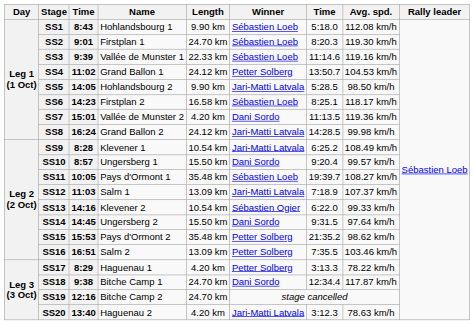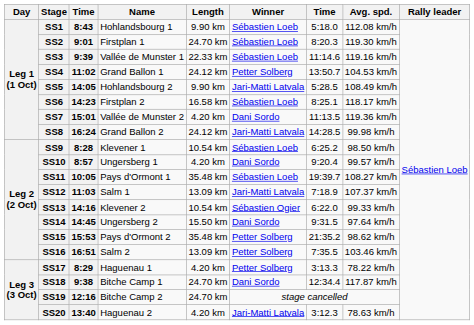(371, 87) 98.50 km/h -> (371, 87) 108.49 km/h
(268, 147) Jari-Matti Latvala -> (265, 147) Sébastien Loeb
(371, 147) 108.49 km/h -> (371, 147) 98.50 km/h
(208, 162) 15.50 km -> (208, 162) 4.20 km
